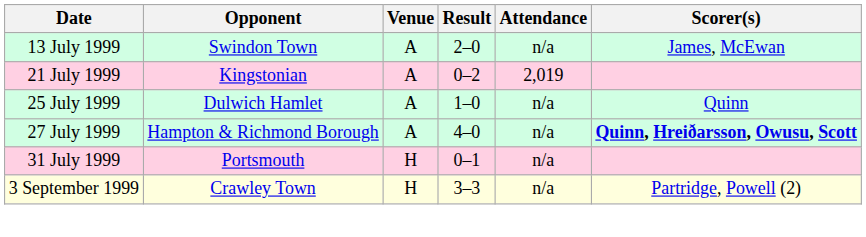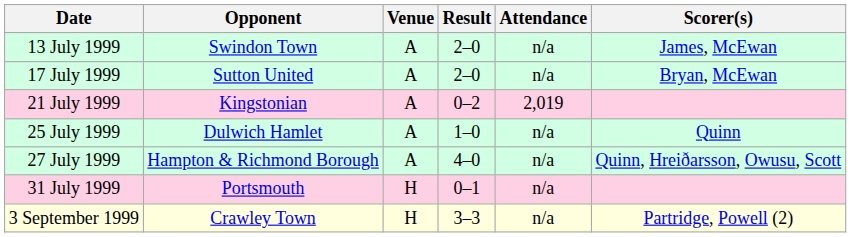+ row: (74, 75)
(726, 132) bold -> (718, 160) normal
